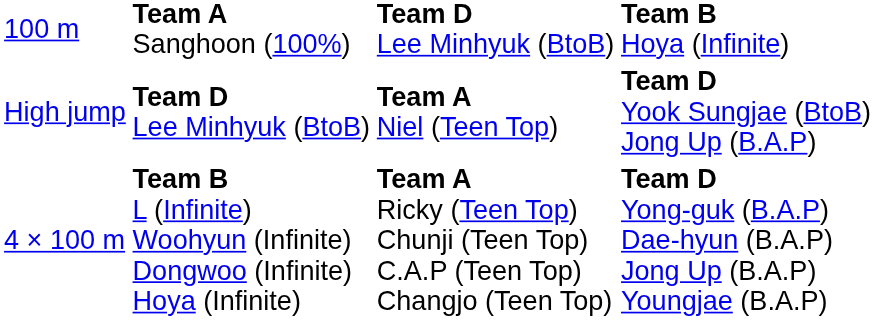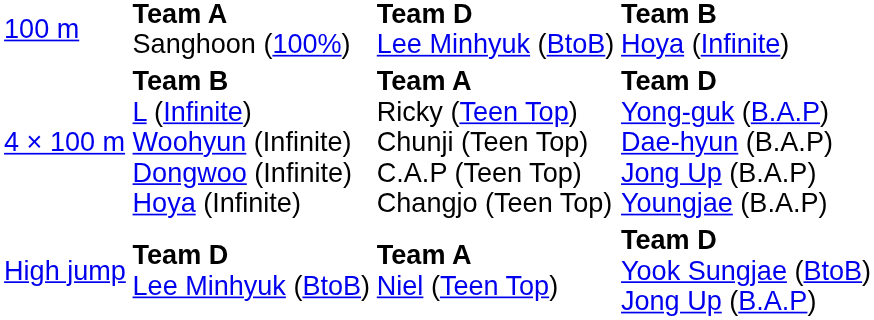rows swapped: (65, 240) <-> (65, 111)
